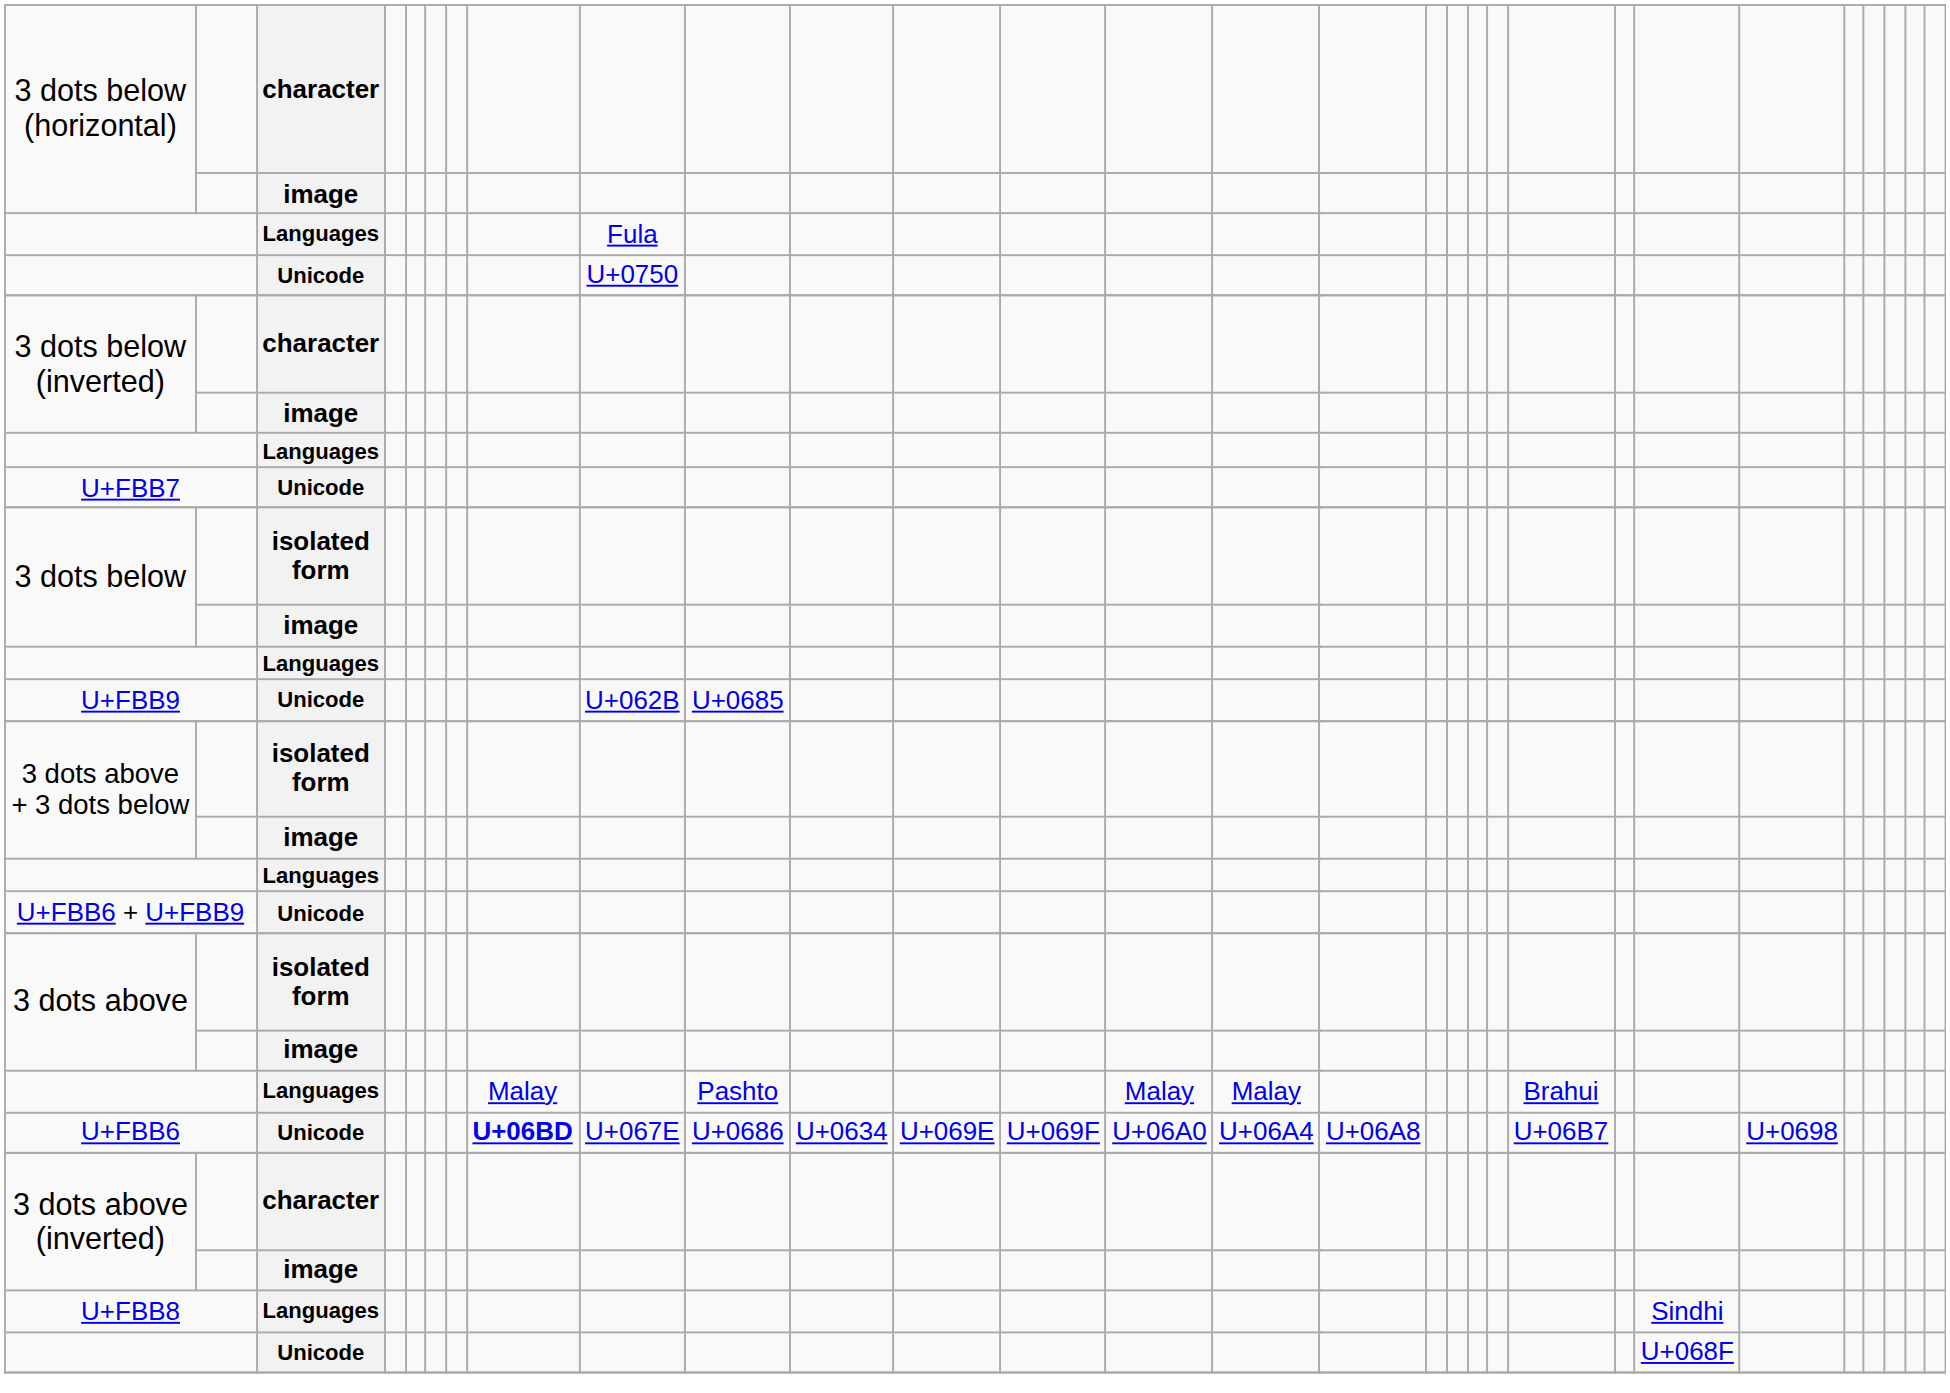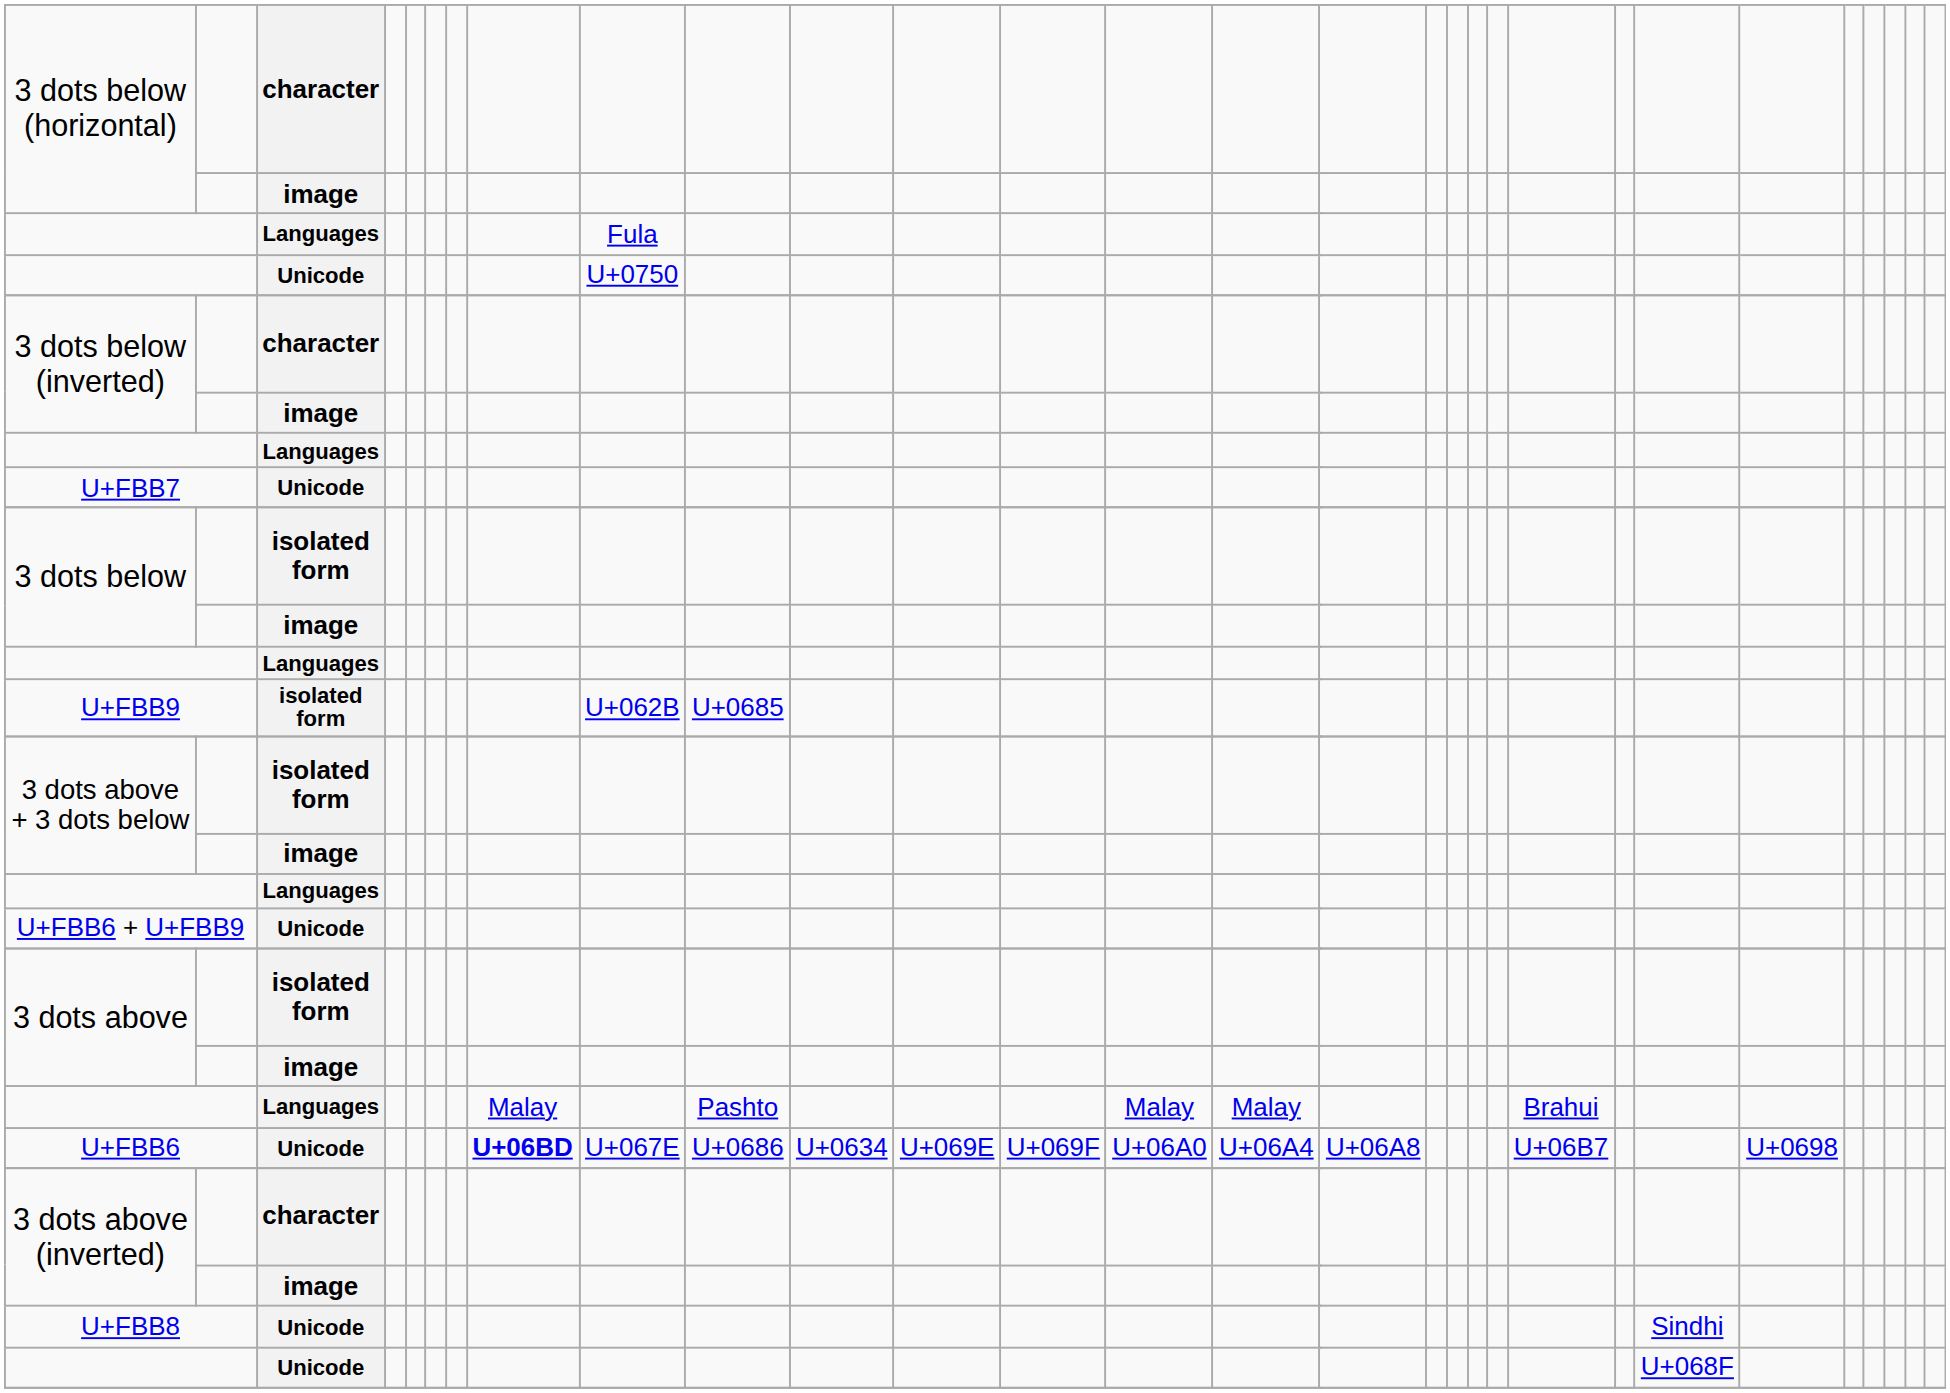(321, 700) Unicode -> (321, 708) isolated form
(321, 1311) Languages -> (321, 1327) Unicode
